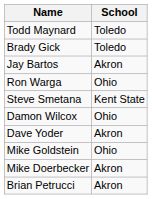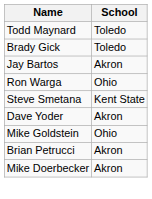- row: (42, 116)
rows swapped: (41, 185) <-> (48, 168)
